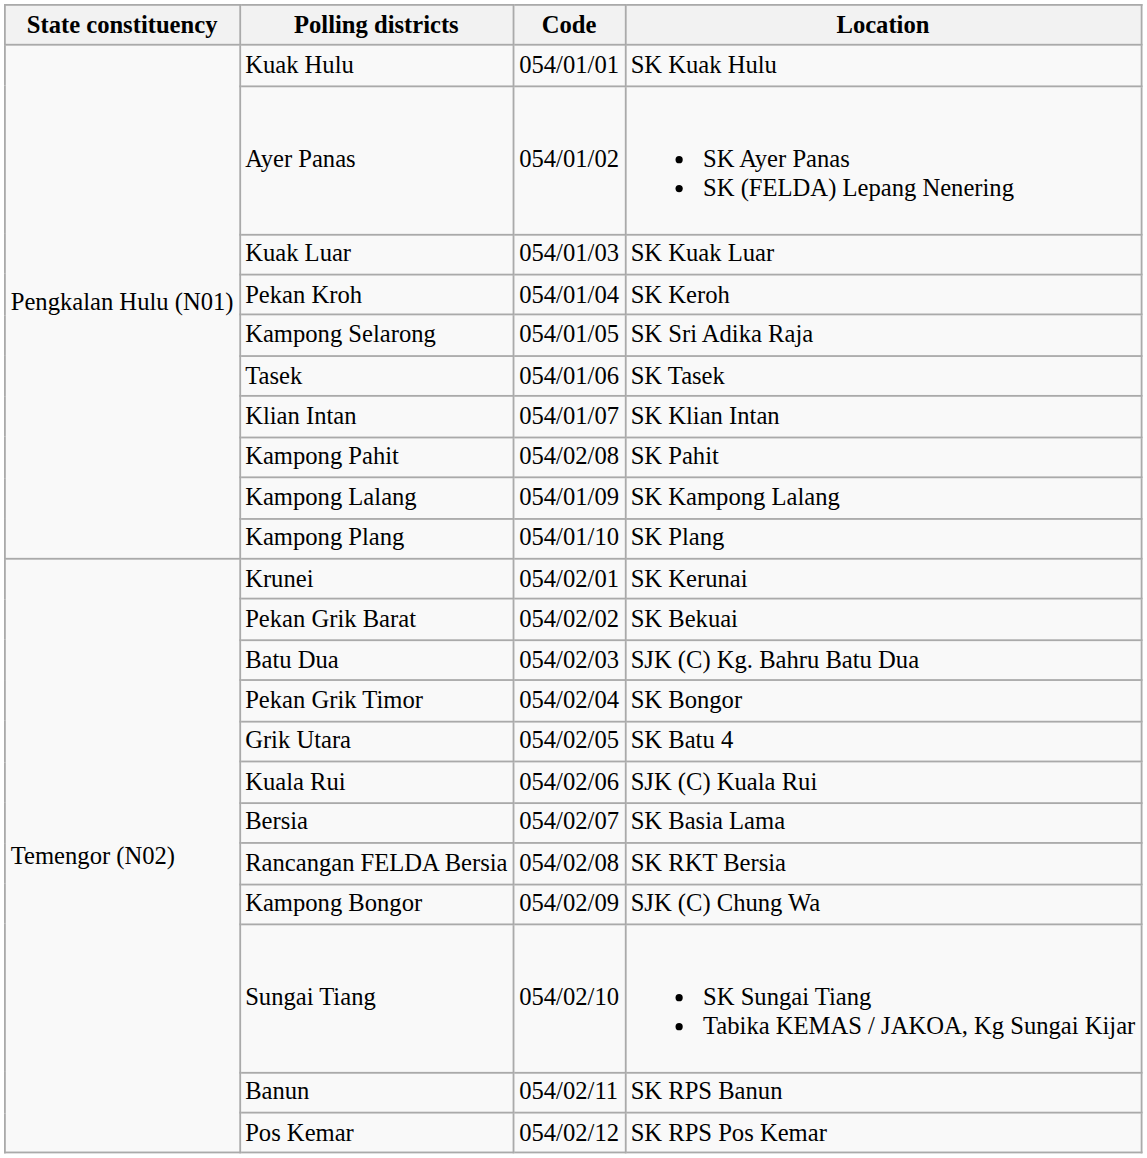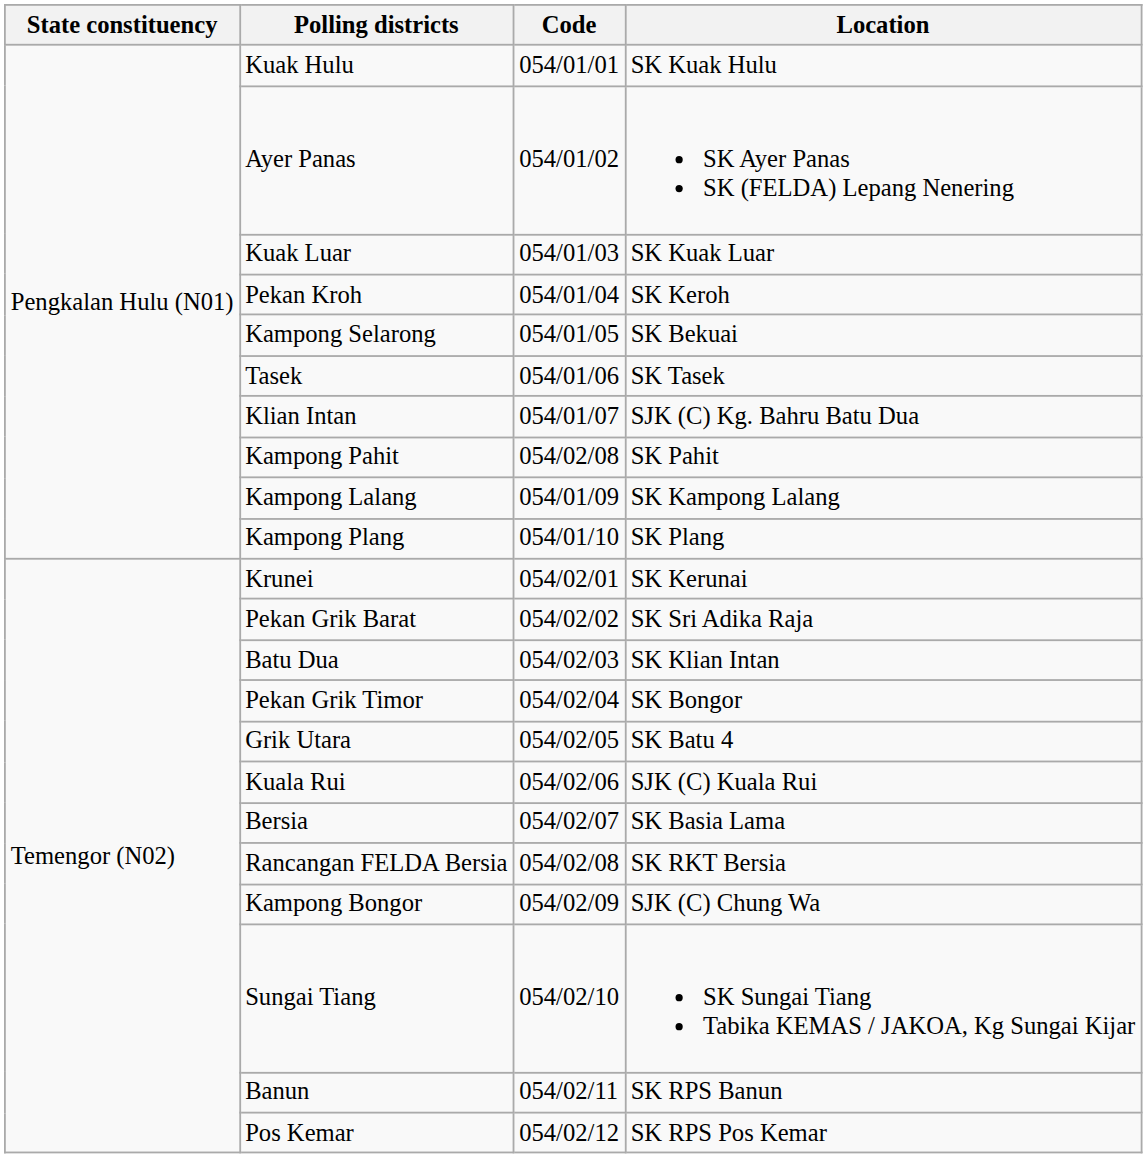(722, 334) SK Sri Adika Raja -> (684, 334) SK Bekuai
(705, 415) SK Klian Intan -> (775, 415) SJK (C) Kg. Bahru Batu Dua
(684, 618) SK Bekuai -> (722, 618) SK Sri Adika Raja
(775, 659) SJK (C) Kg. Bahru Batu Dua -> (705, 659) SK Klian Intan
